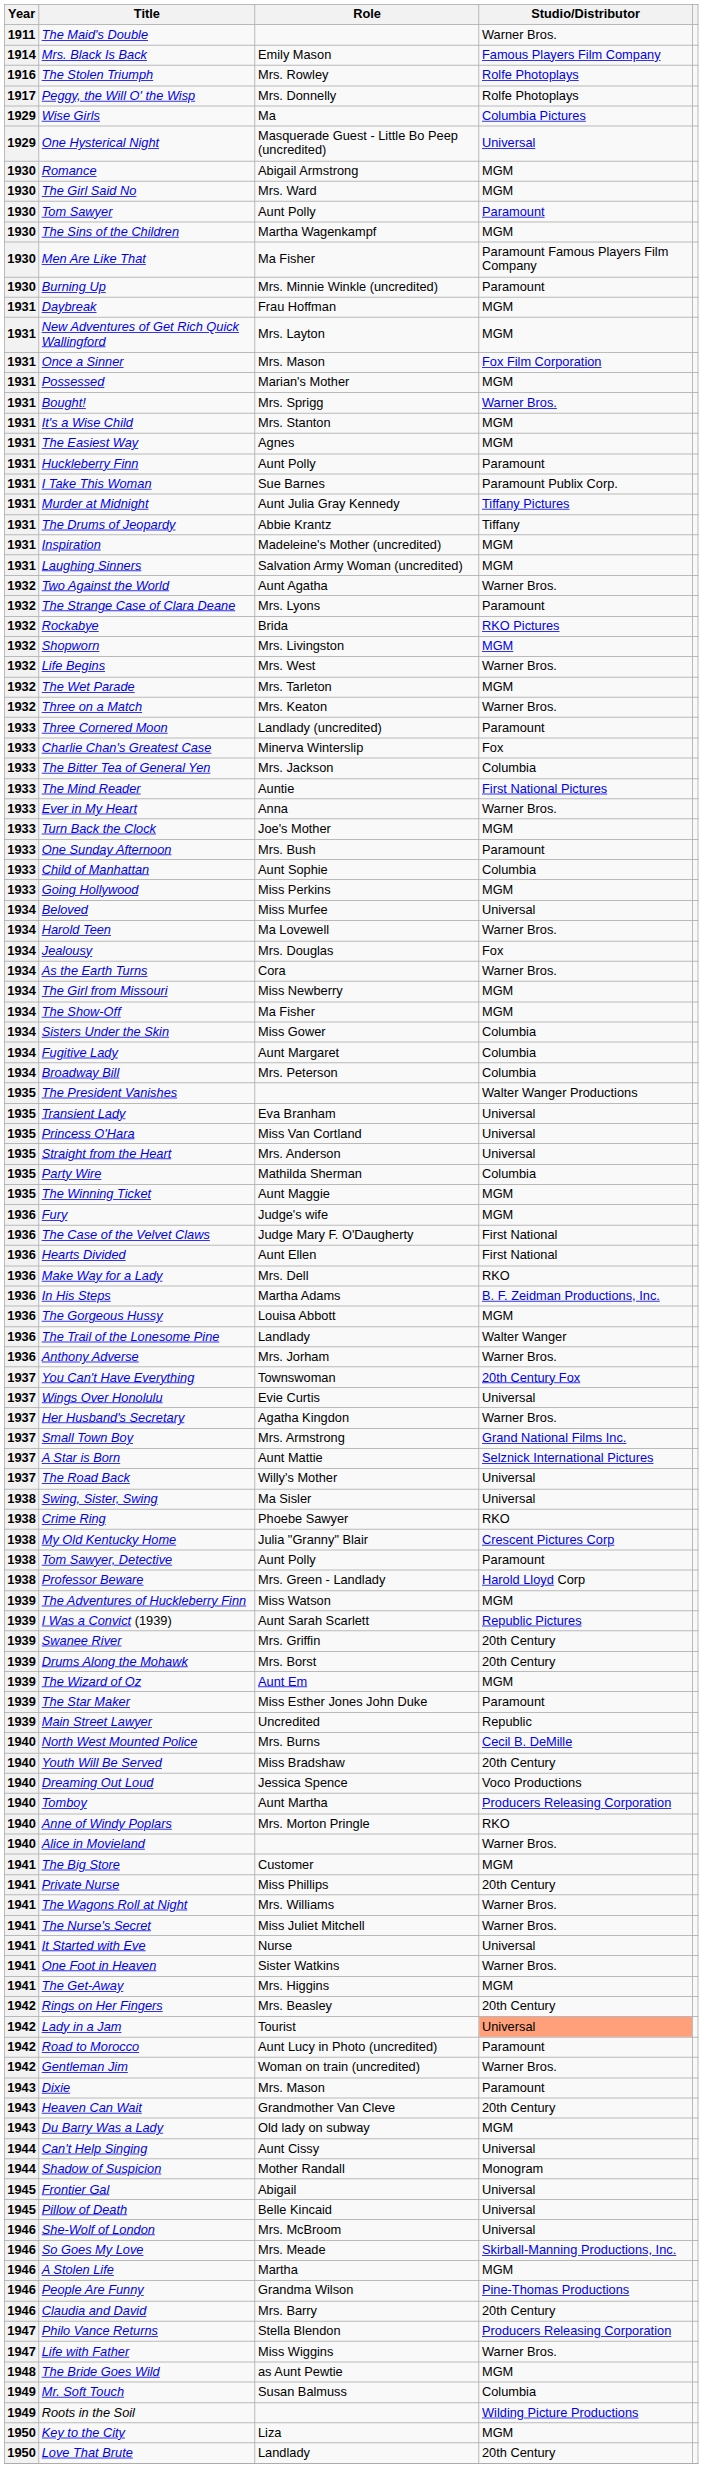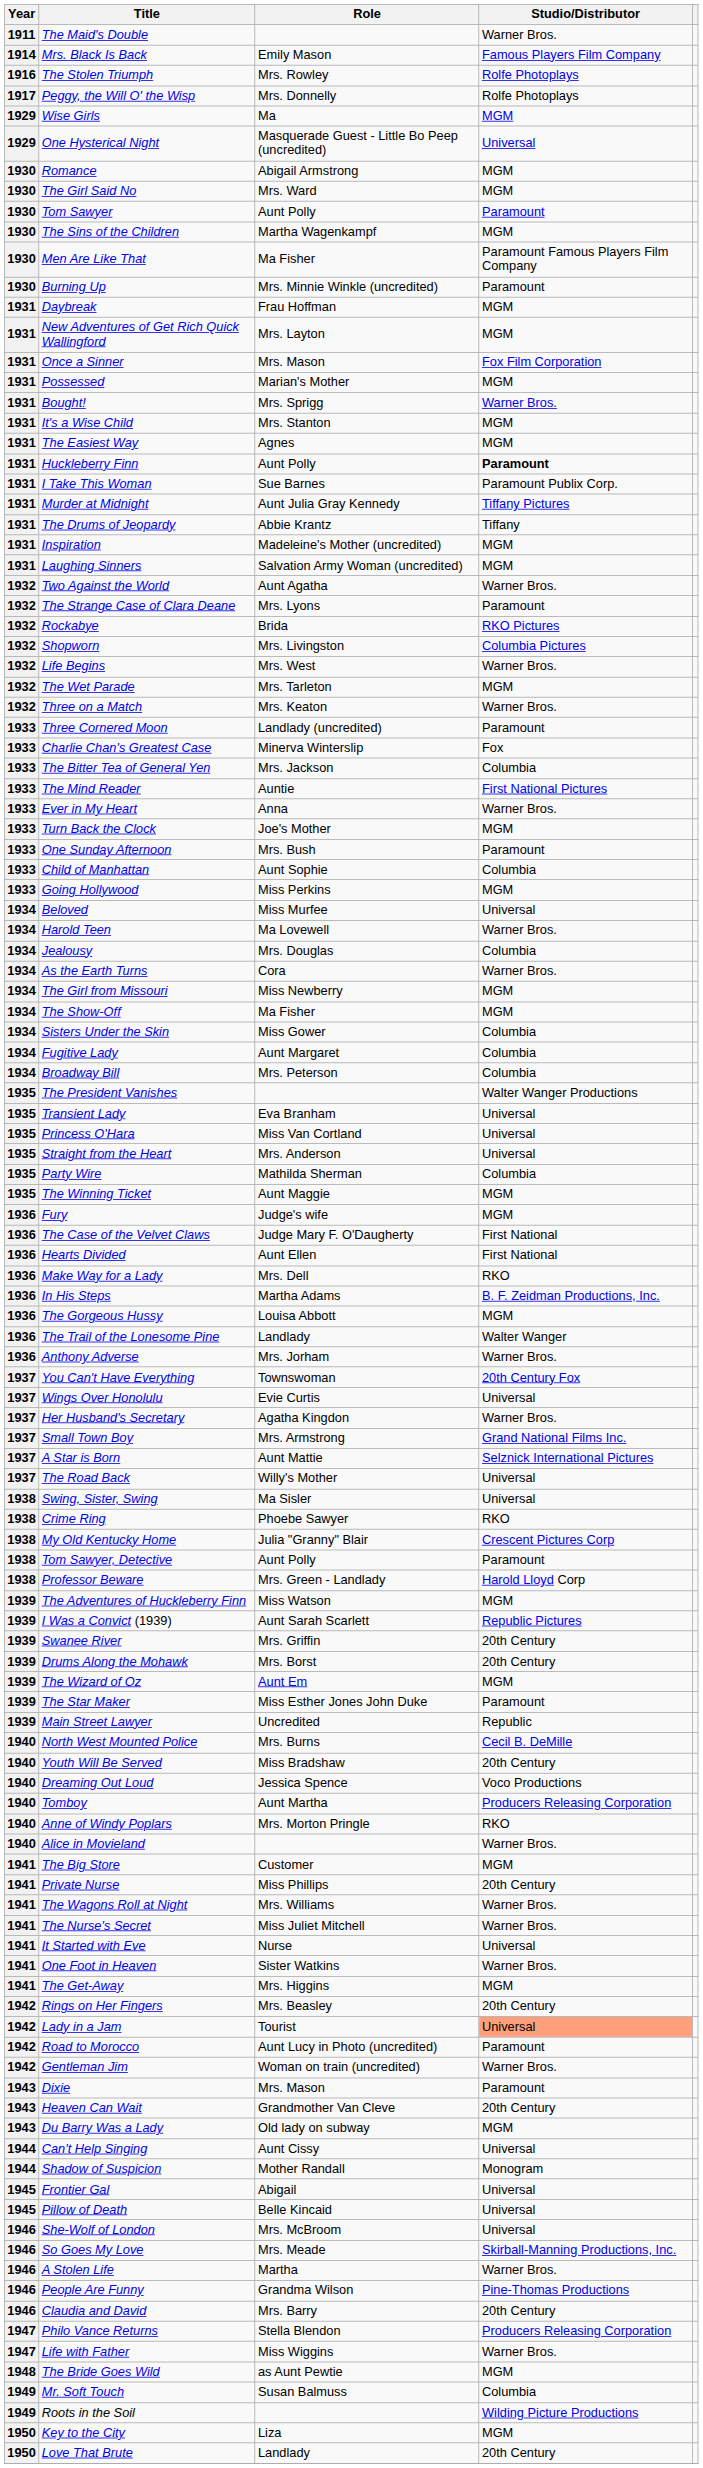(534, 116) Columbia Pictures -> (498, 116) MGM
(513, 463) normal -> (515, 463) bold
(498, 646) MGM -> (534, 646) Columbia Pictures
(493, 951) Fox -> (509, 951) Columbia
(498, 2270) MGM -> (519, 2270) Warner Bros.
